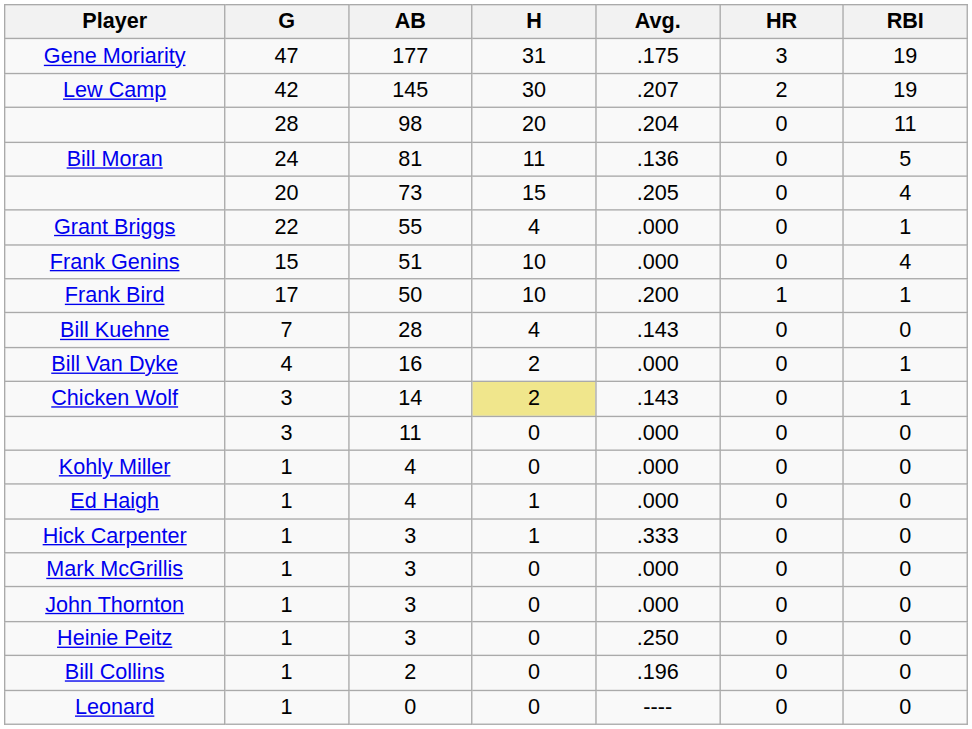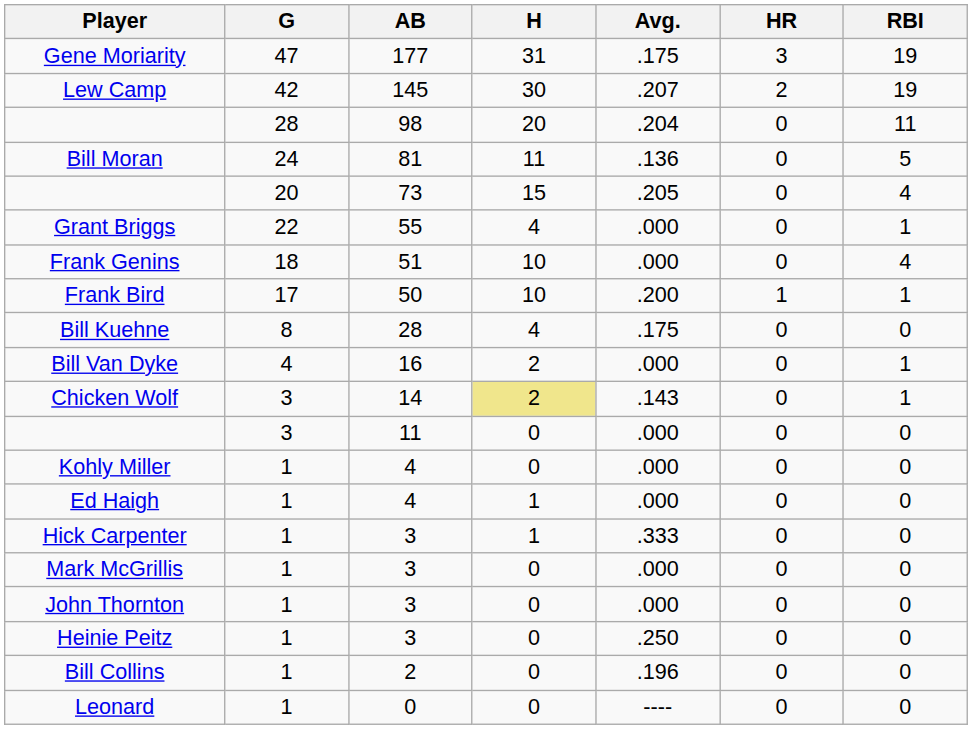(287, 261) 15 -> (287, 261) 18
(287, 329) 7 -> (287, 329) 8
(658, 329) .143 -> (658, 329) .175
